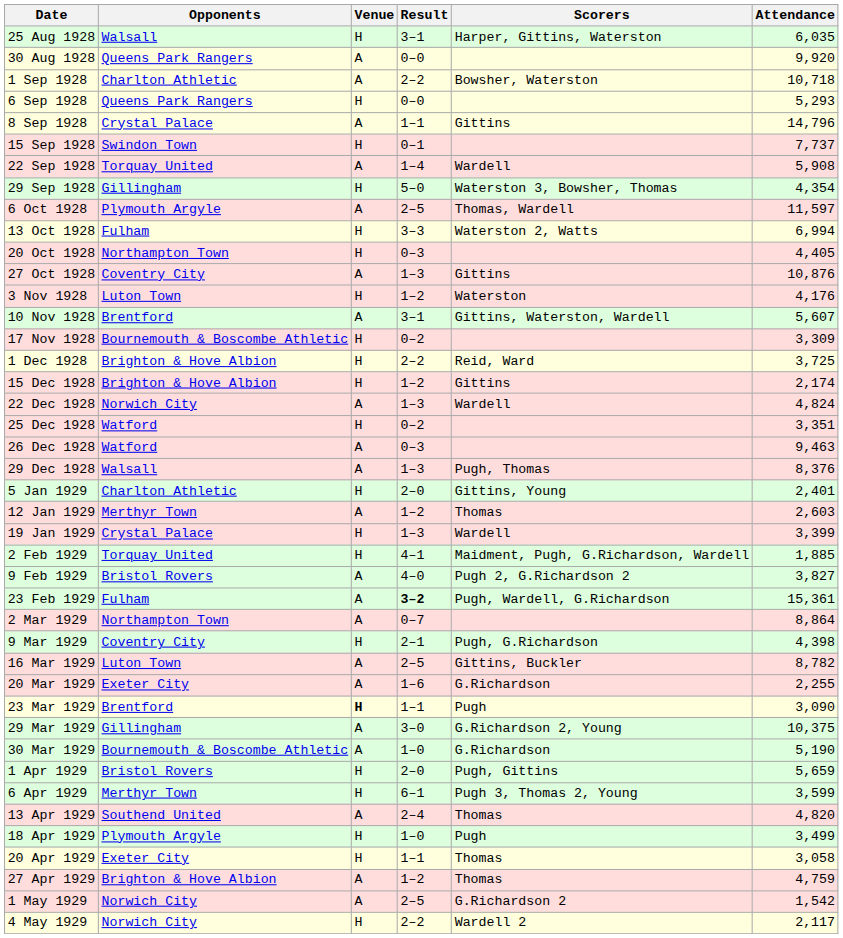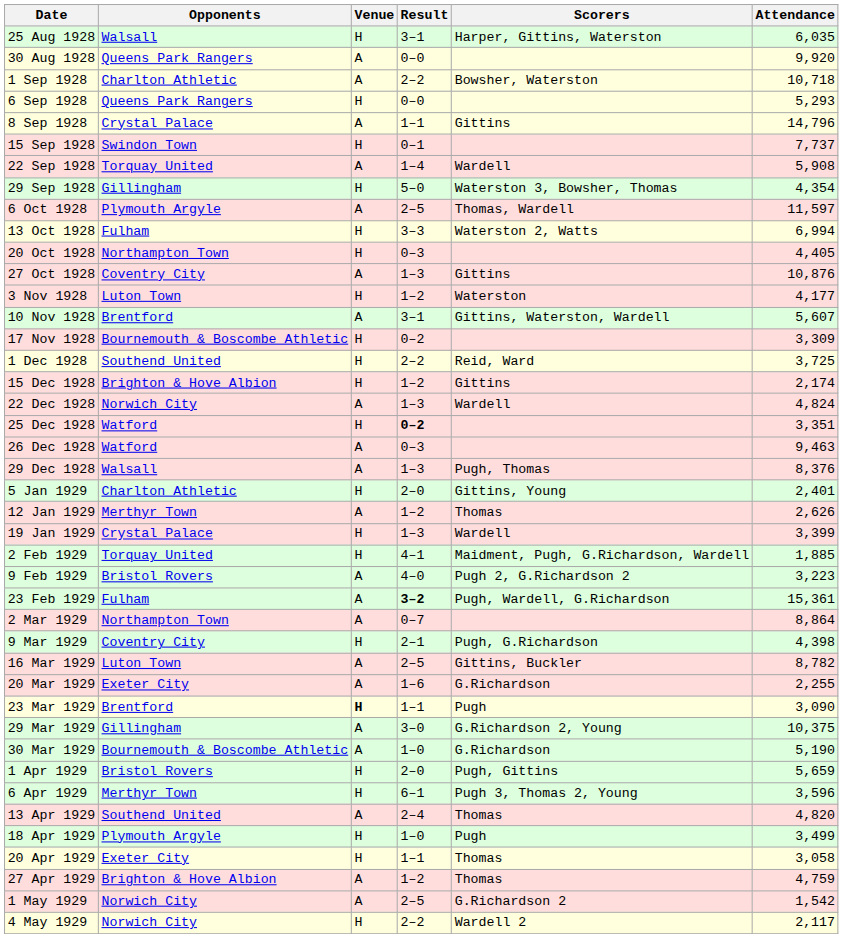(815, 296) 4,176 -> (815, 296) 4,177
(189, 361) Brighton & Hove Albion -> (161, 361) Southend United
(413, 426) normal -> (413, 426) bold
(815, 512) 2,603 -> (815, 512) 2,626
(815, 577) 3,827 -> (815, 577) 3,223
(815, 793) 3,599 -> (815, 793) 3,596
